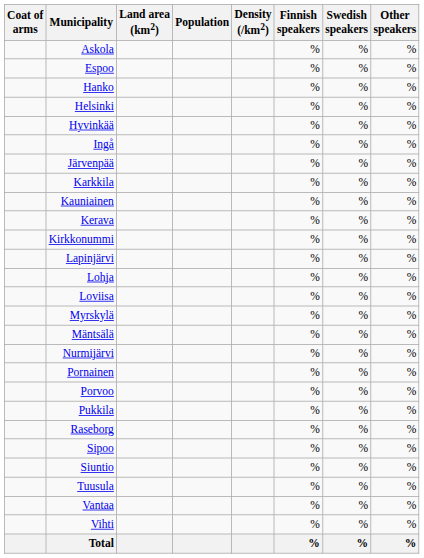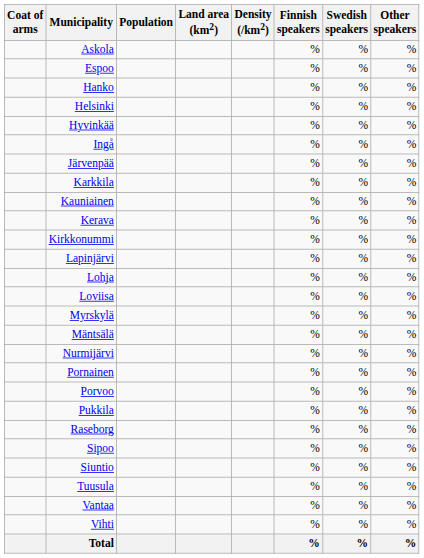columns swapped: (202, 22) <-> (145, 22)
